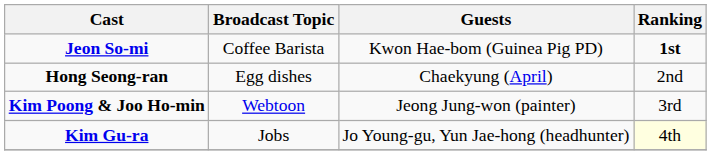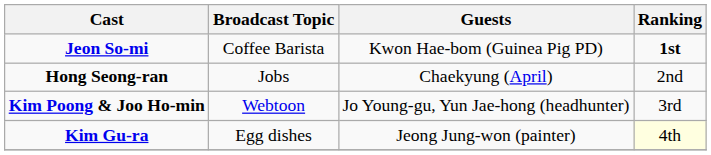(274, 77) Egg dishes -> (274, 77) Jobs
(486, 106) Jeong Jung-won (painter) -> (486, 106) Jo Young-gu, Yun Jae-hong (headhunter)
(274, 135) Jobs -> (274, 135) Egg dishes
(486, 135) Jo Young-gu, Yun Jae-hong (headhunter) -> (486, 135) Jeong Jung-won (painter)
